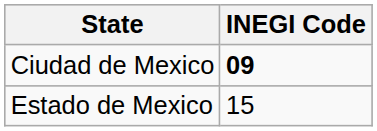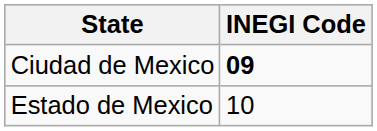(240, 105) 15 -> (240, 105) 10
